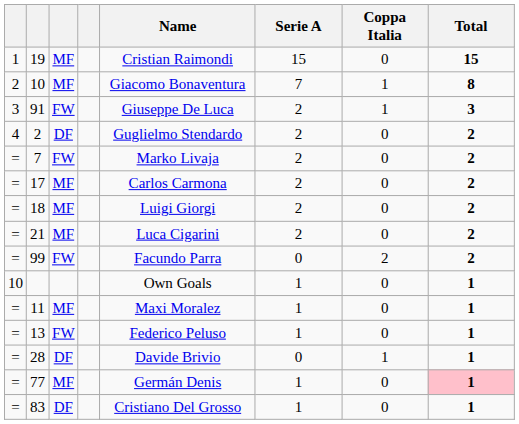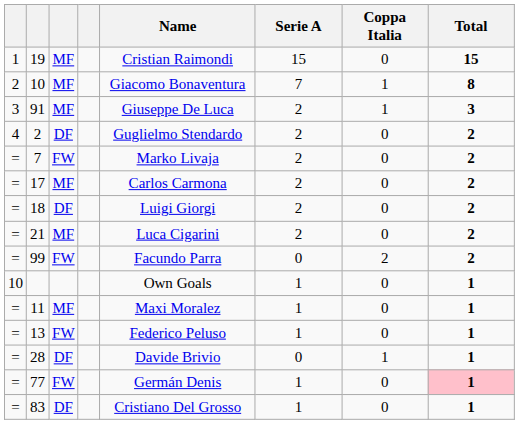(63, 109) FW -> (63, 109) MF
(63, 208) MF -> (63, 208) DF
(63, 382) MF -> (63, 382) FW
